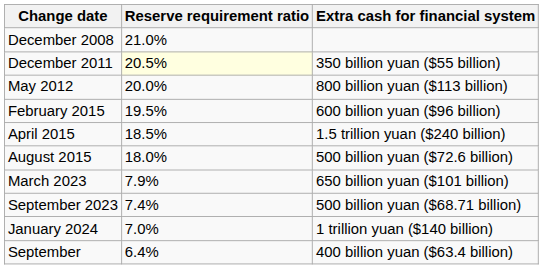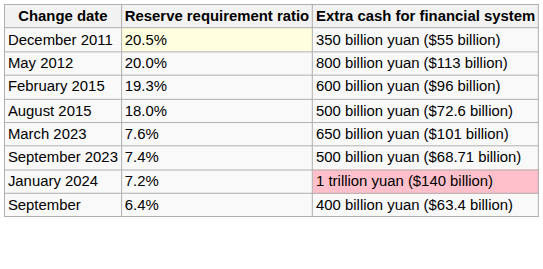- row: (61, 39)
(146, 110) 19.5% -> (146, 87) 19.3%
- row: (41, 134)
(142, 181) 7.9% -> (142, 134) 7.6%
(142, 228) 7.0% -> (142, 181) 7.2%
(405, 228) no background -> (405, 181) pink background
